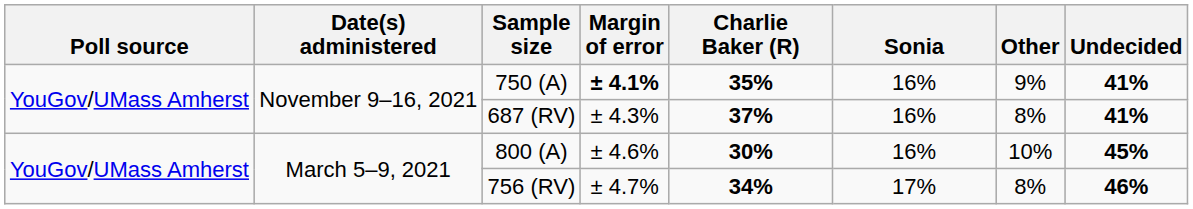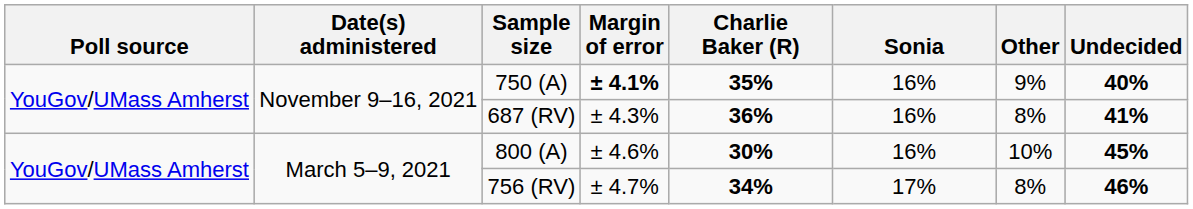(1126, 82) 41% -> (1126, 82) 40%
(751, 117) 37% -> (751, 117) 36%
